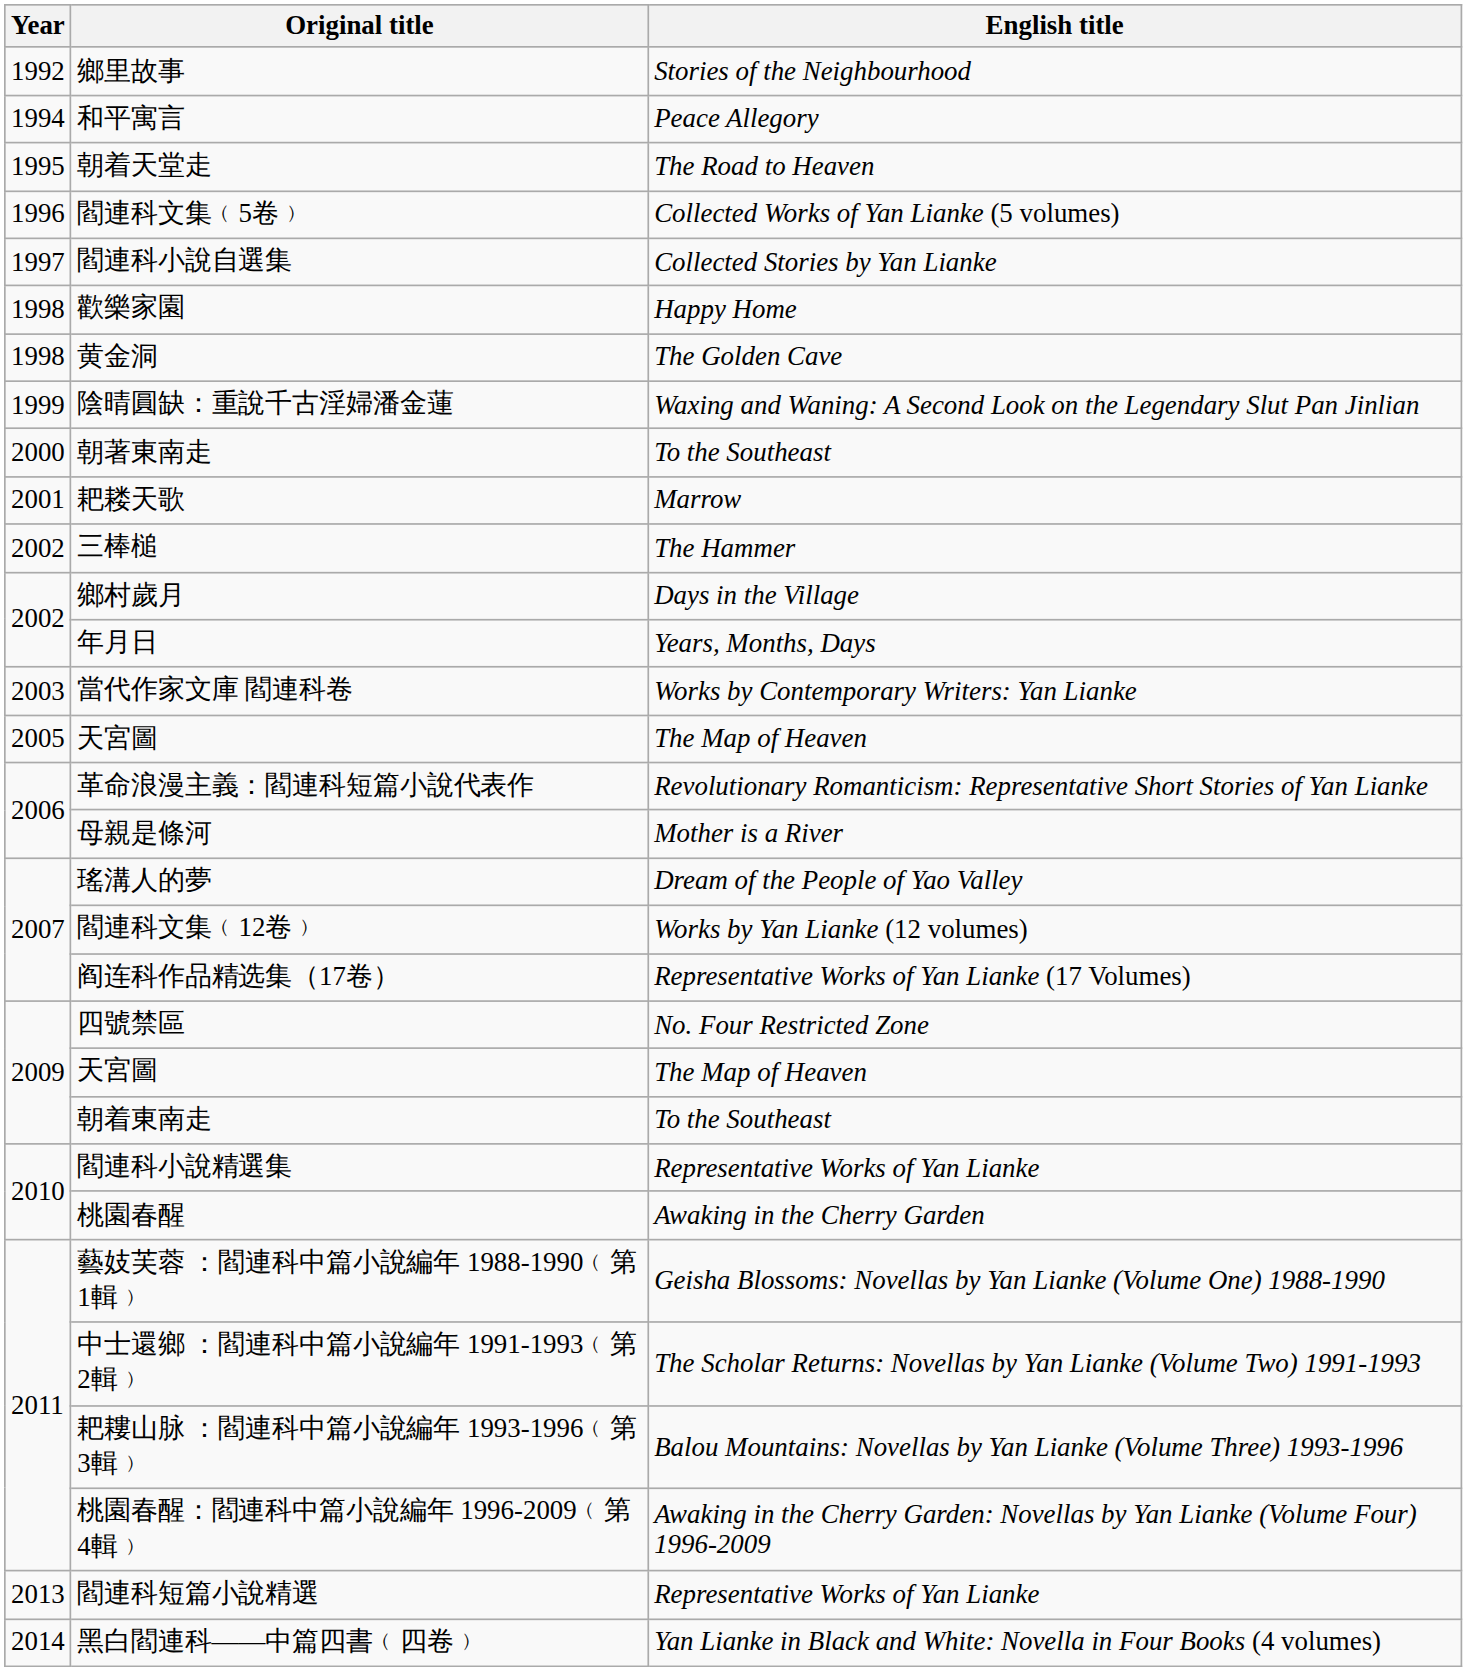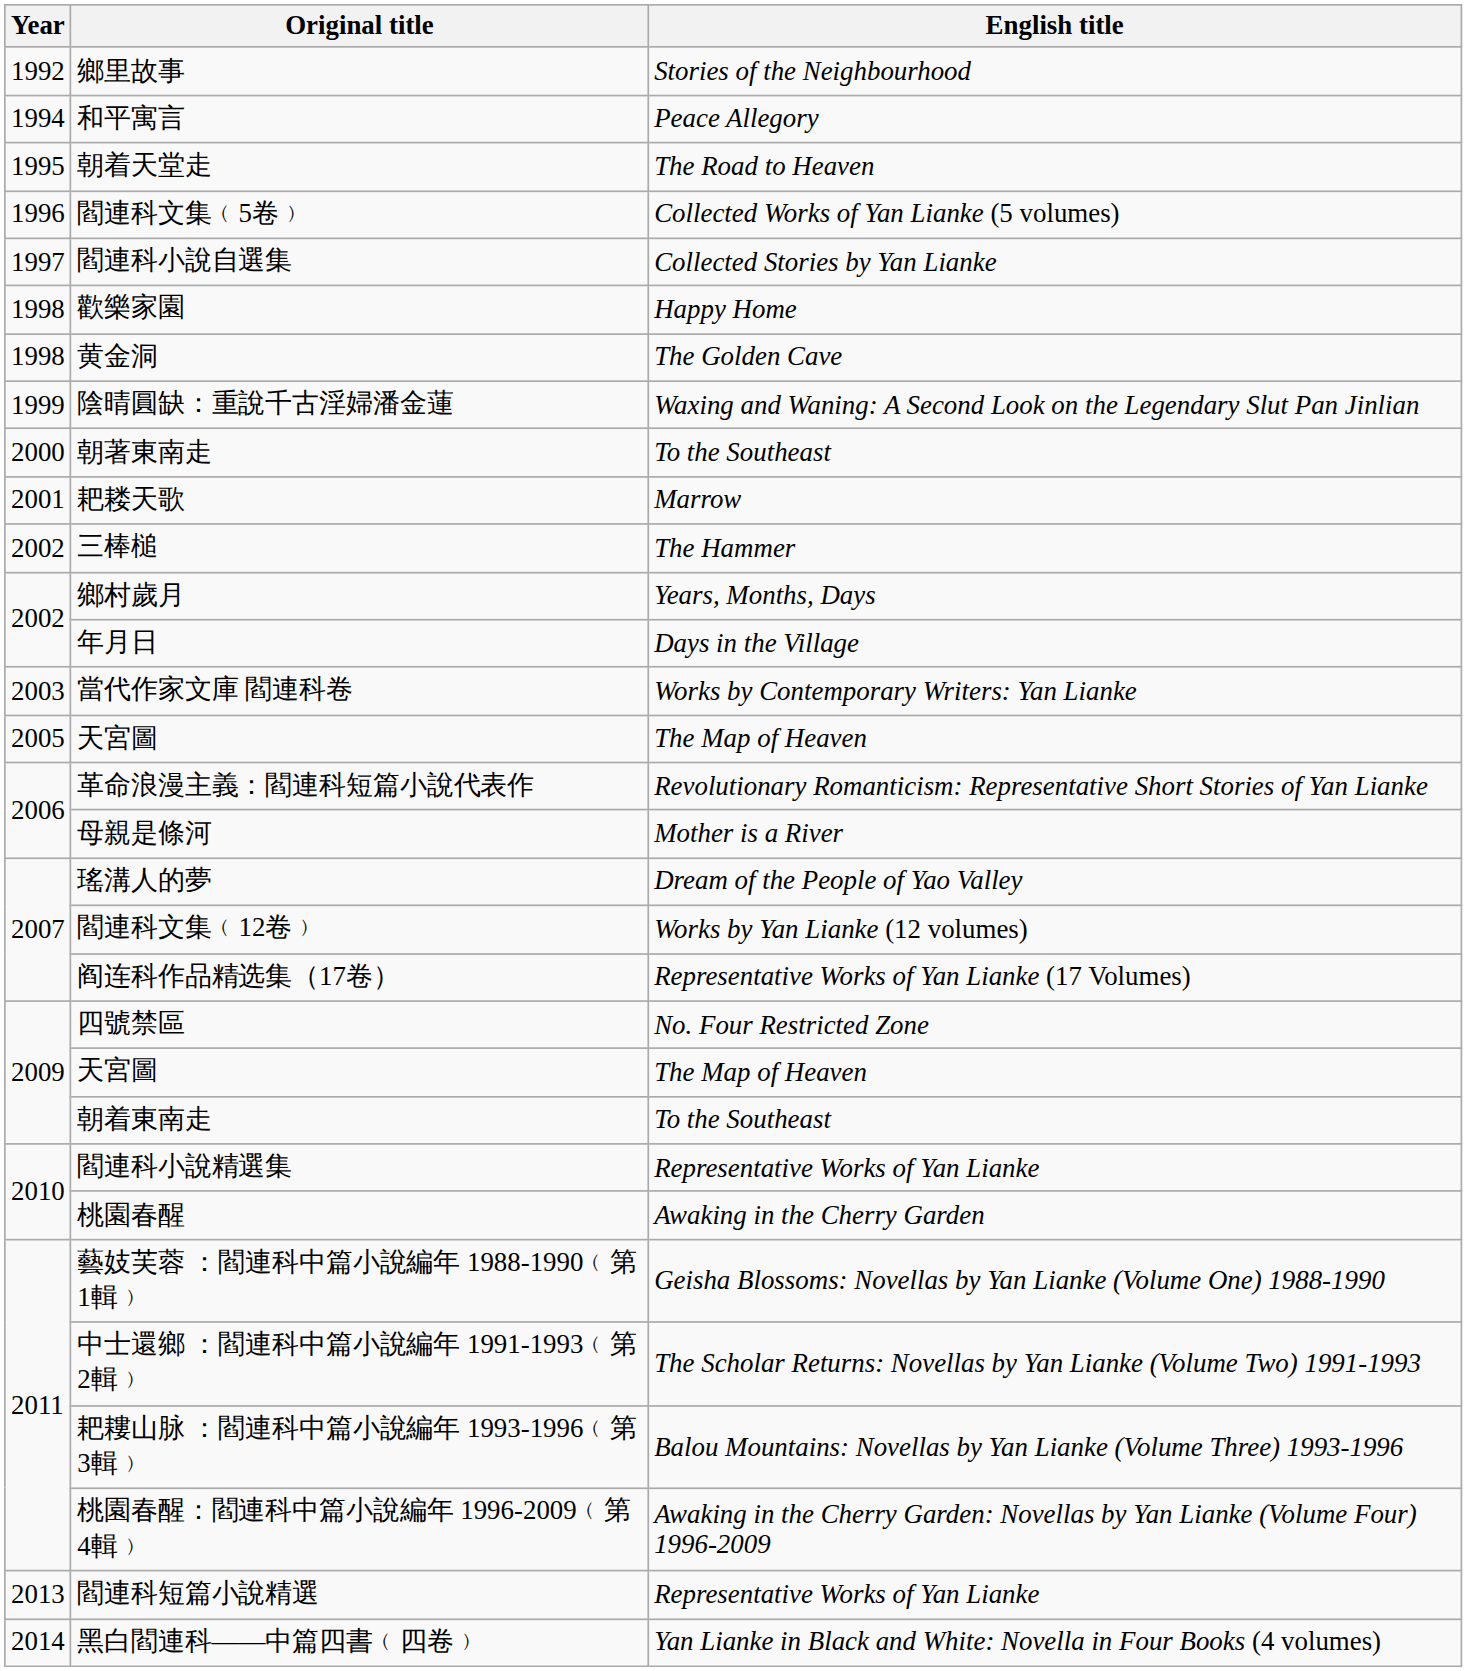(757, 595) Days in the Village -> (765, 595) Years, Months, Days
(765, 643) Years, Months, Days -> (757, 643) Days in the Village
